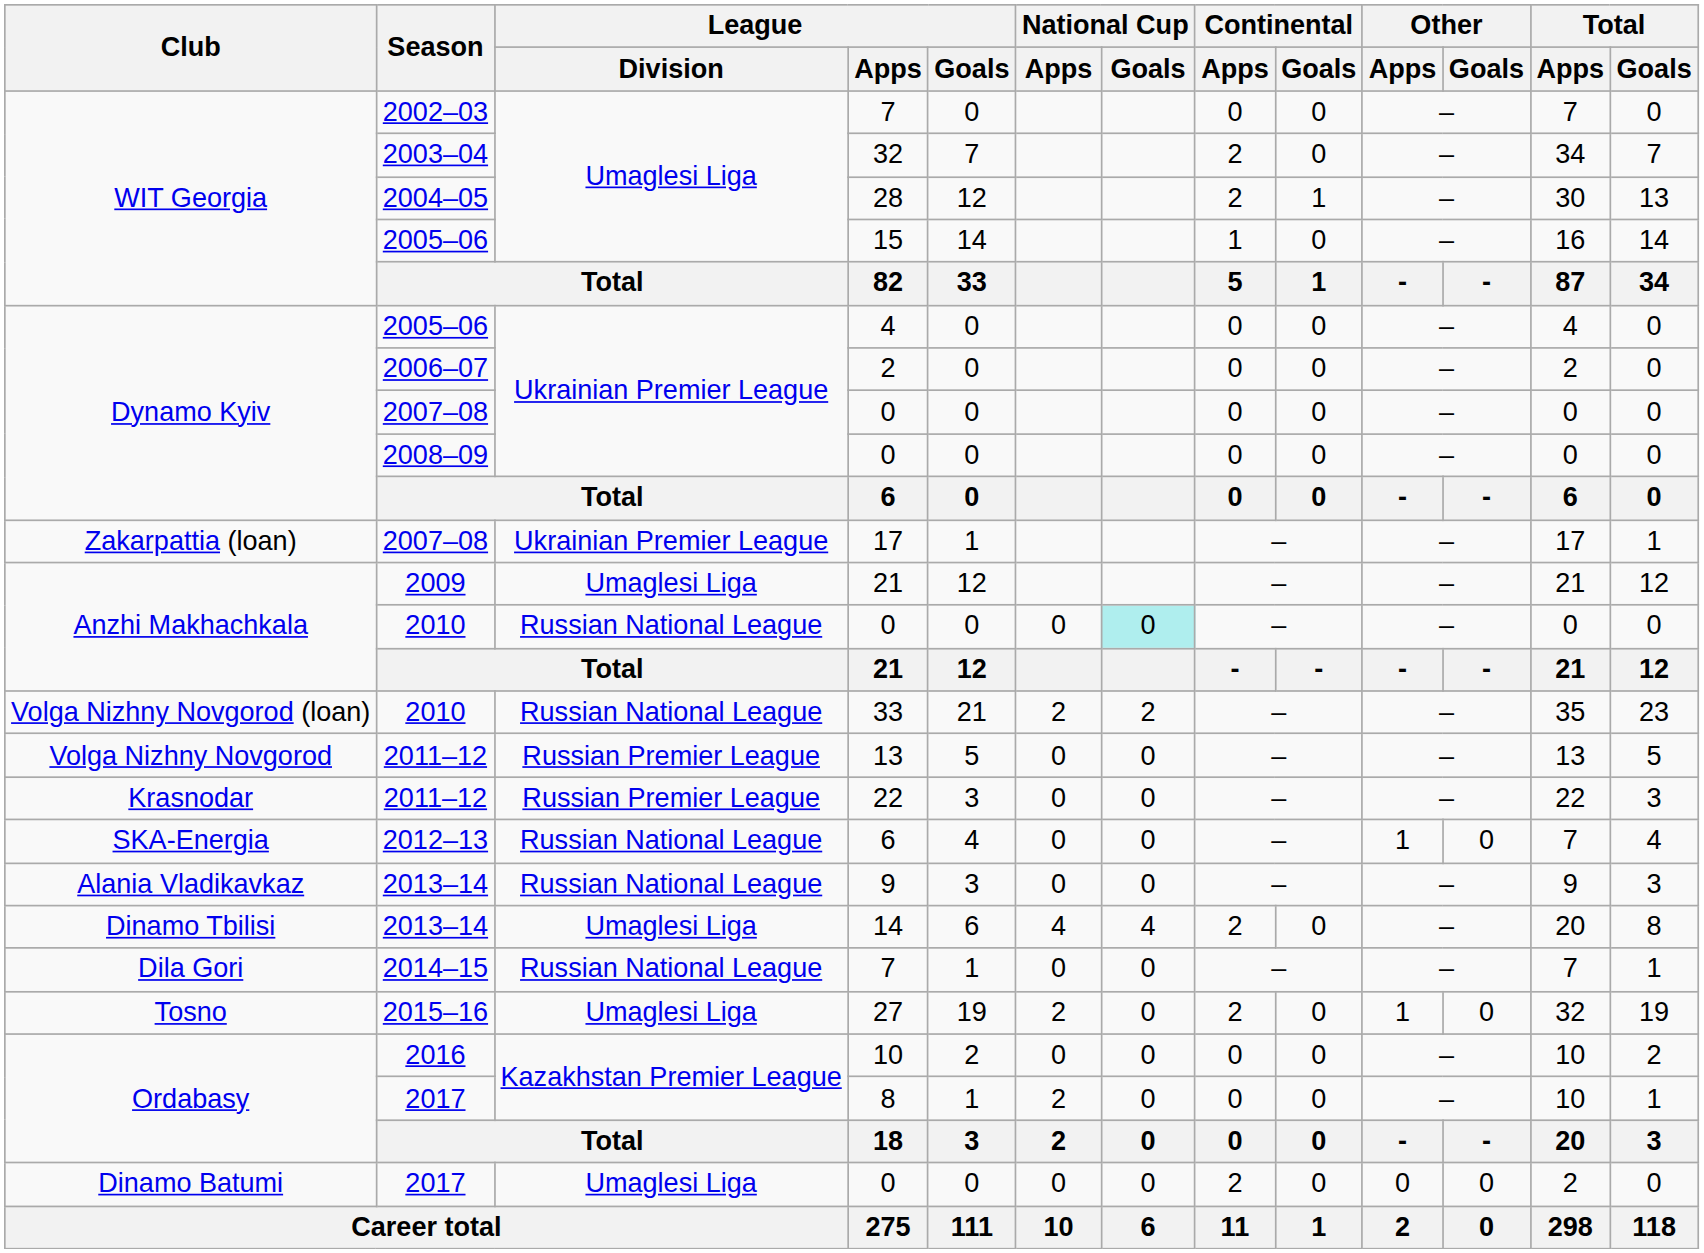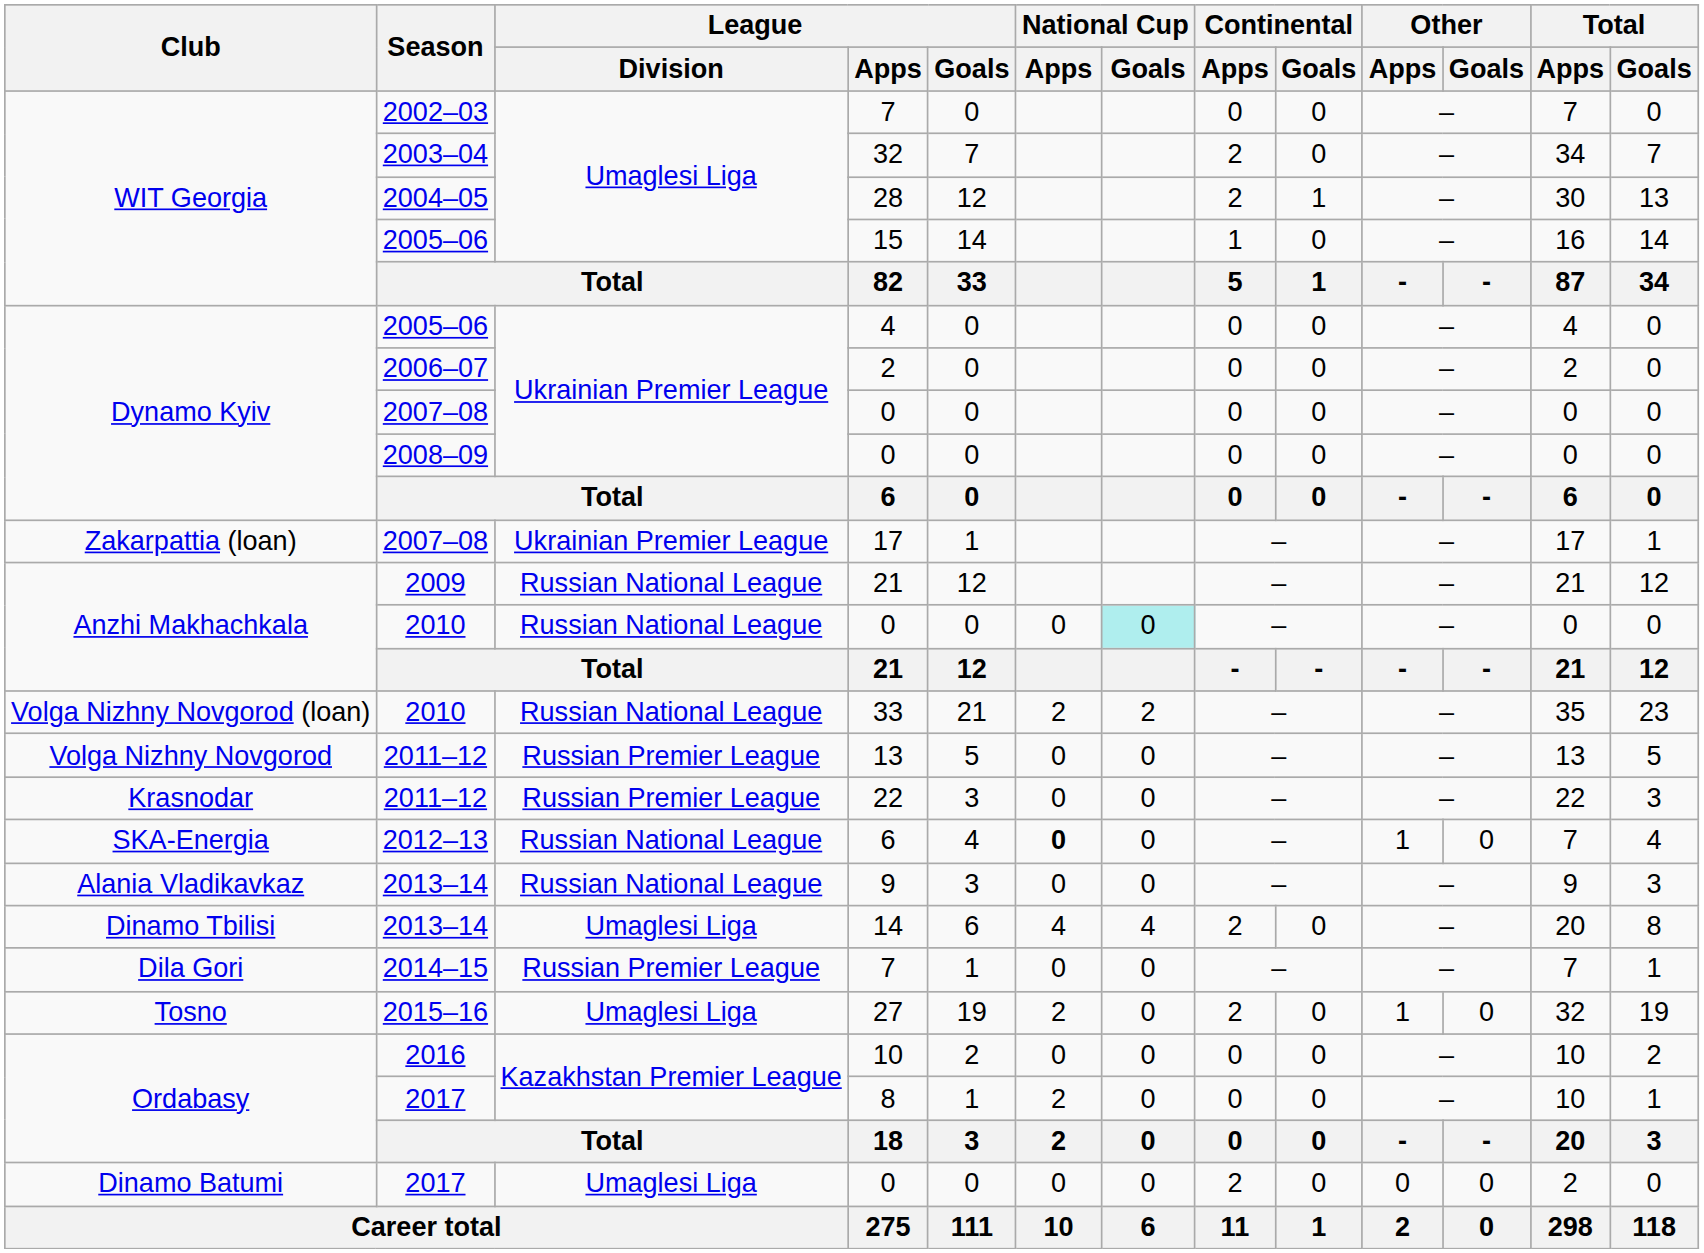(671, 583) Umaglesi Liga -> (671, 583) Russian National League
(1058, 840) normal -> (1058, 840) bold
(671, 969) Russian National League -> (671, 969) Russian Premier League
